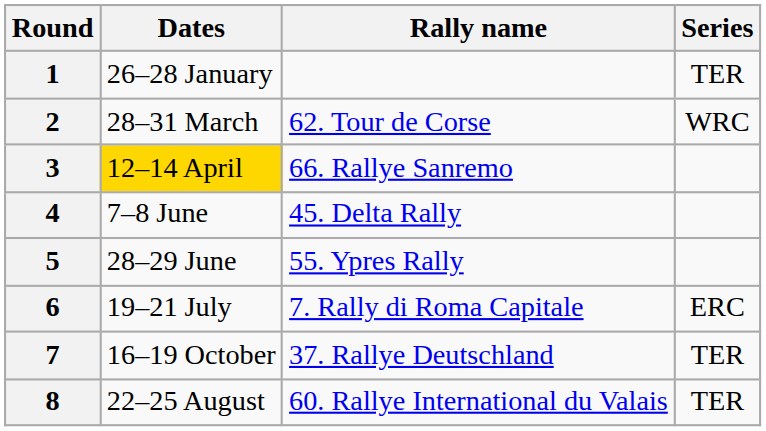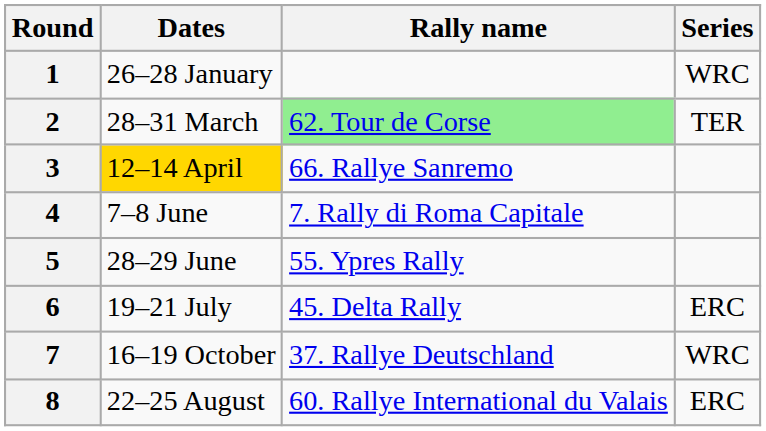(717, 74) TER -> (717, 74) WRC
(390, 120) no background -> (390, 120) lightgreen background
(717, 120) WRC -> (717, 120) TER
(375, 214) 45. Delta Rally -> (436, 214) 7. Rally di Roma Capitale
(436, 307) 7. Rally di Roma Capitale -> (375, 307) 45. Delta Rally
(717, 354) TER -> (717, 354) WRC
(717, 400) TER -> (717, 400) ERC
